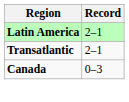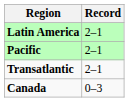+ row: (24, 50)
